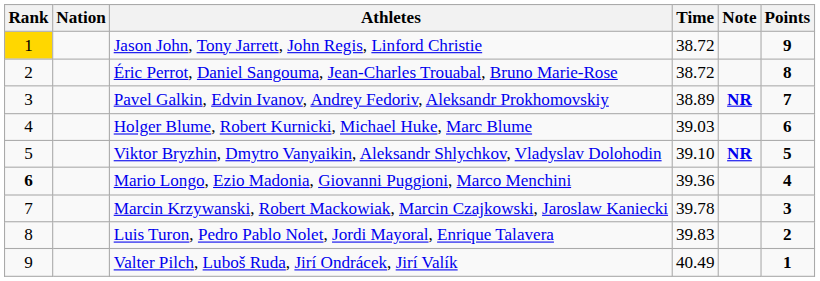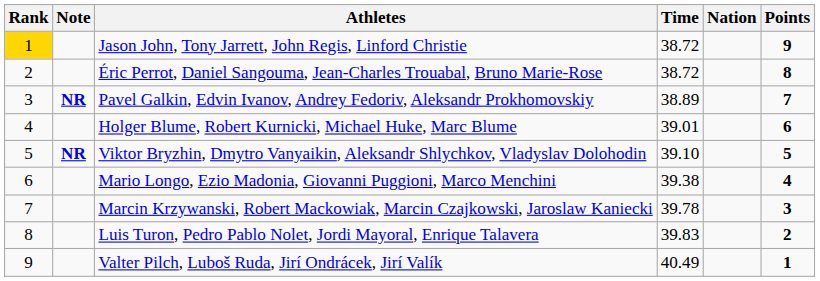columns swapped: (81, 18) <-> (739, 18)
(695, 126) 39.03 -> (680, 126) 39.01
(28, 180) bold -> (28, 180) normal
(695, 180) 39.36 -> (680, 180) 39.38
